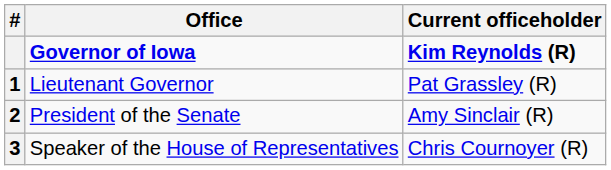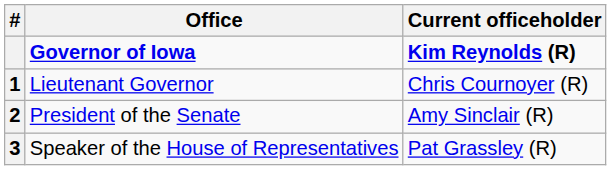(482, 84) Pat Grassley (R) -> (498, 84) Chris Cournoyer (R)
(498, 148) Chris Cournoyer (R) -> (482, 148) Pat Grassley (R)
